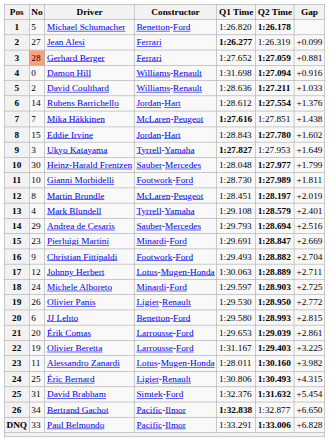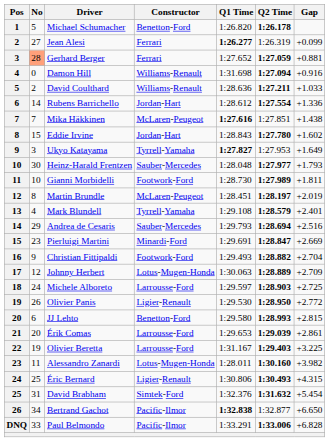(309, 104) +1.376 -> (309, 104) +1.336
(309, 165) +1.799 -> (309, 165) +1.793
(309, 272) +2.711 -> (309, 272) +2.709
(162, 287) Minardi-Ford -> (165, 287) Larrousse-Ford
